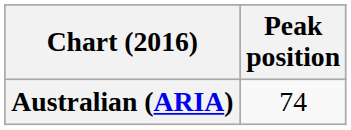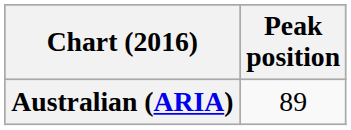(293, 101) 74 -> (293, 101) 89
